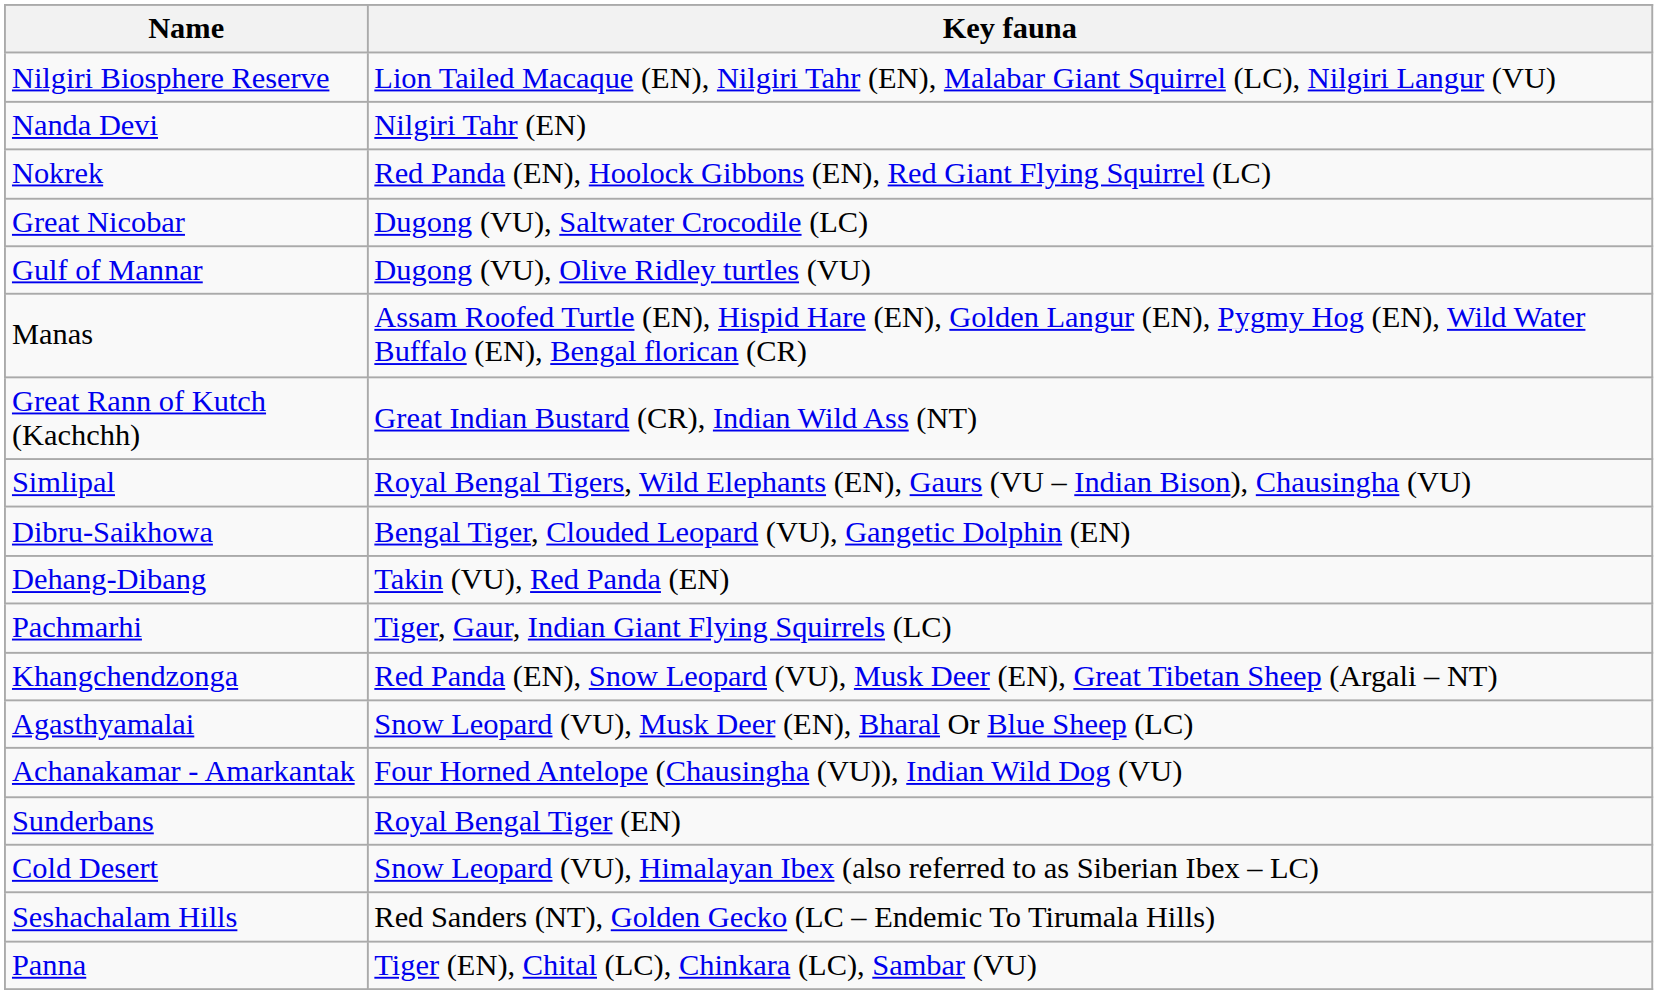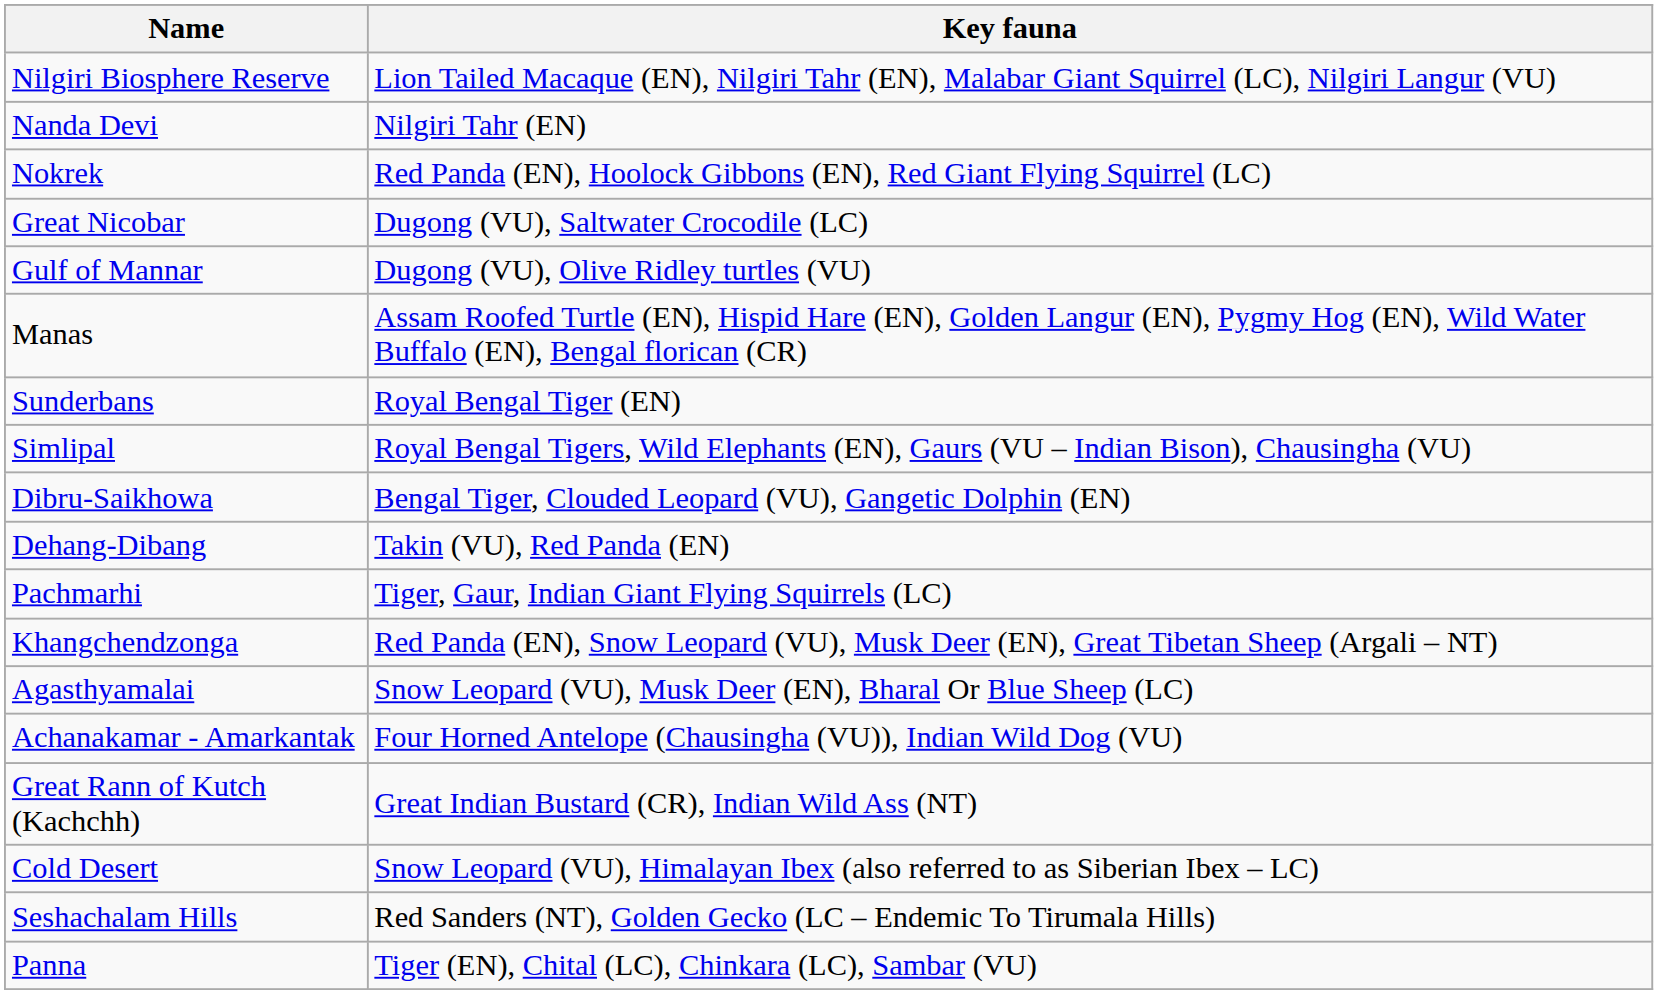rows swapped: (83, 820) <-> (139, 417)
